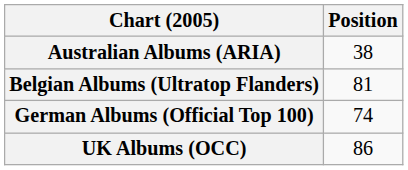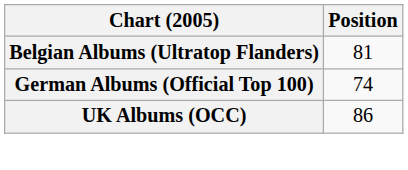- row: (164, 52)
